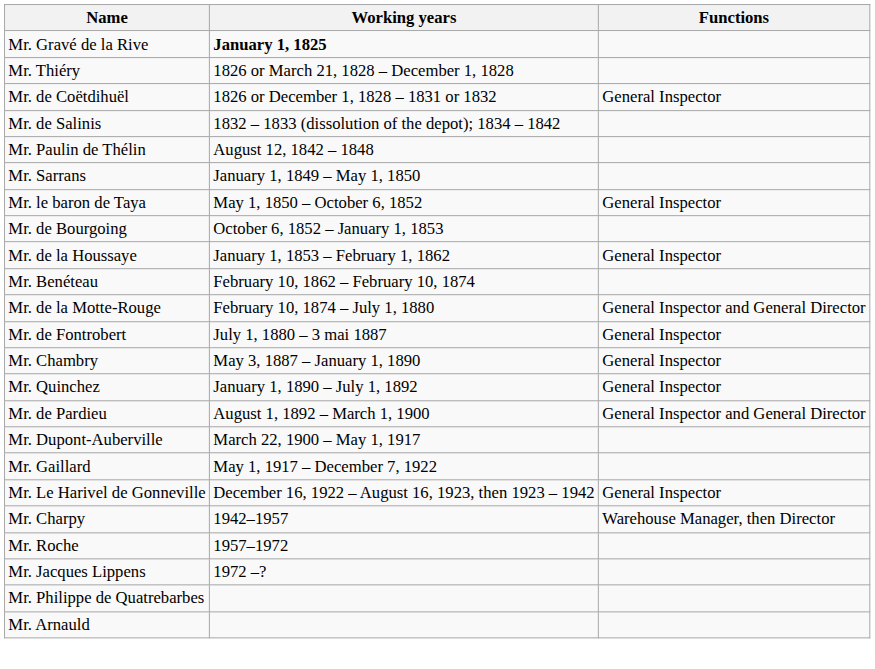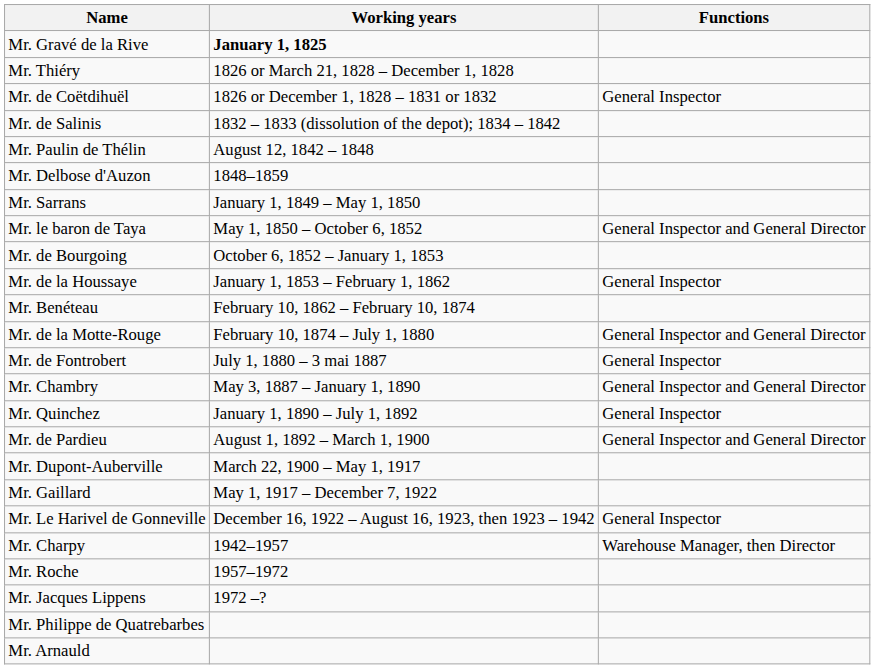+ row: (79, 176)
(662, 202) General Inspector -> (734, 228) General Inspector and General Director
(662, 360) General Inspector -> (734, 387) General Inspector and General Director
